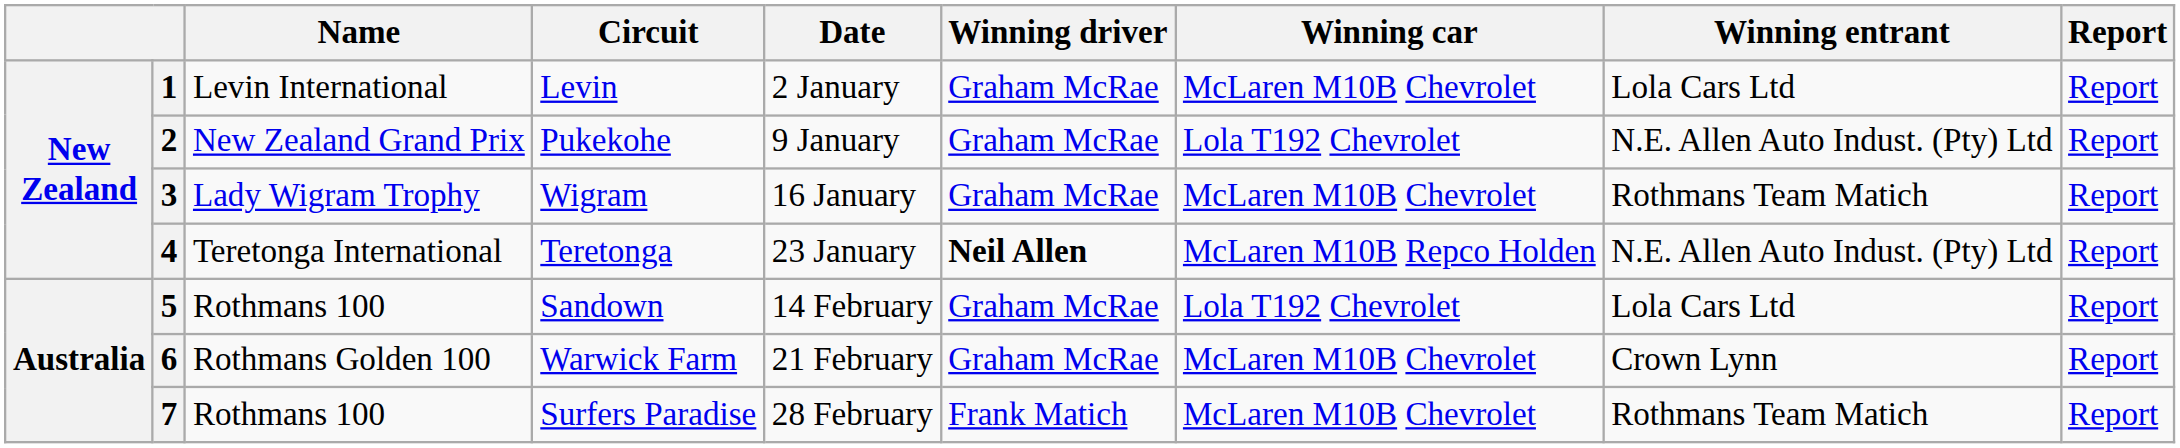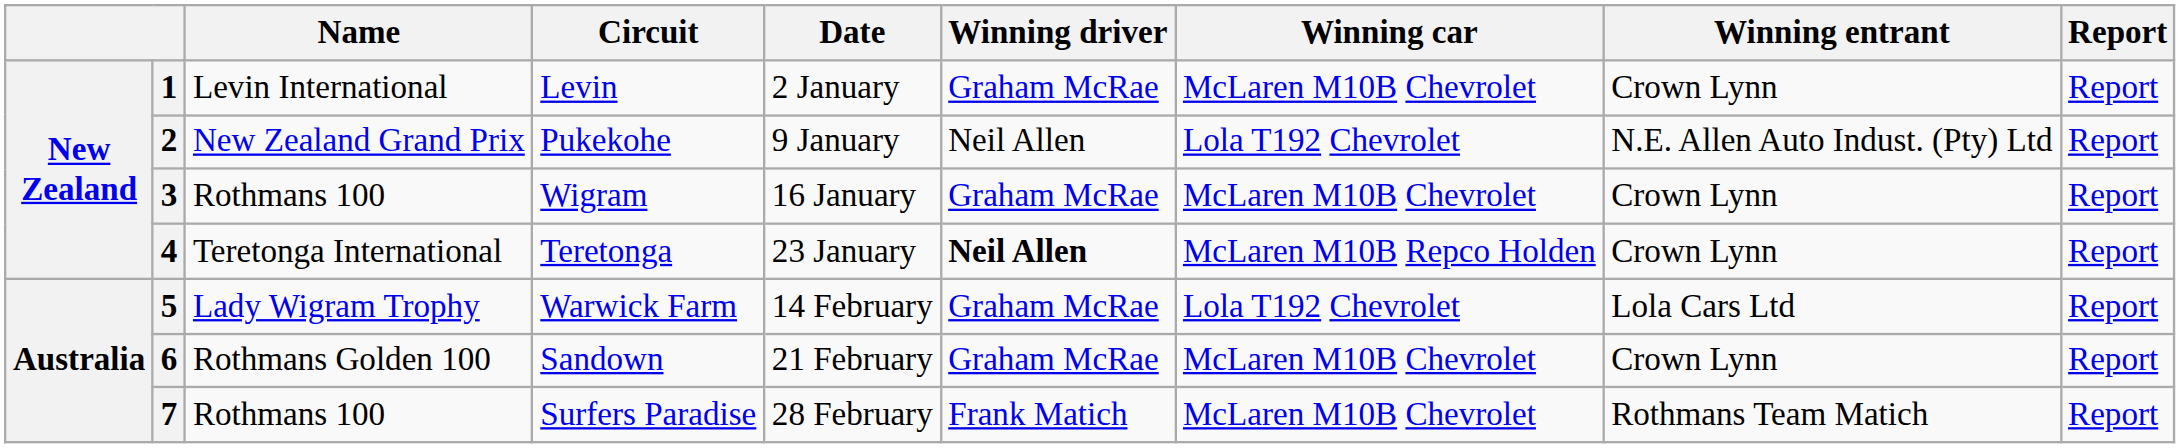(1703, 86) Lola Cars Ltd -> (1694, 86) Crown Lynn
(1053, 141) Graham McRae -> (1017, 141) Neil Allen
(336, 196) Lady Wigram Trophy -> (289, 196) Rothmans 100
(1770, 196) Rothmans Team Matich -> (1694, 196) Crown Lynn
(1832, 250) N.E. Allen Auto Indust. (Pty) Ltd -> (1694, 250) Crown Lynn
(289, 305) Rothmans 100 -> (336, 305) Lady Wigram Trophy
(602, 305) Sandown -> (639, 305) Warwick Farm
(639, 359) Warwick Farm -> (602, 359) Sandown
